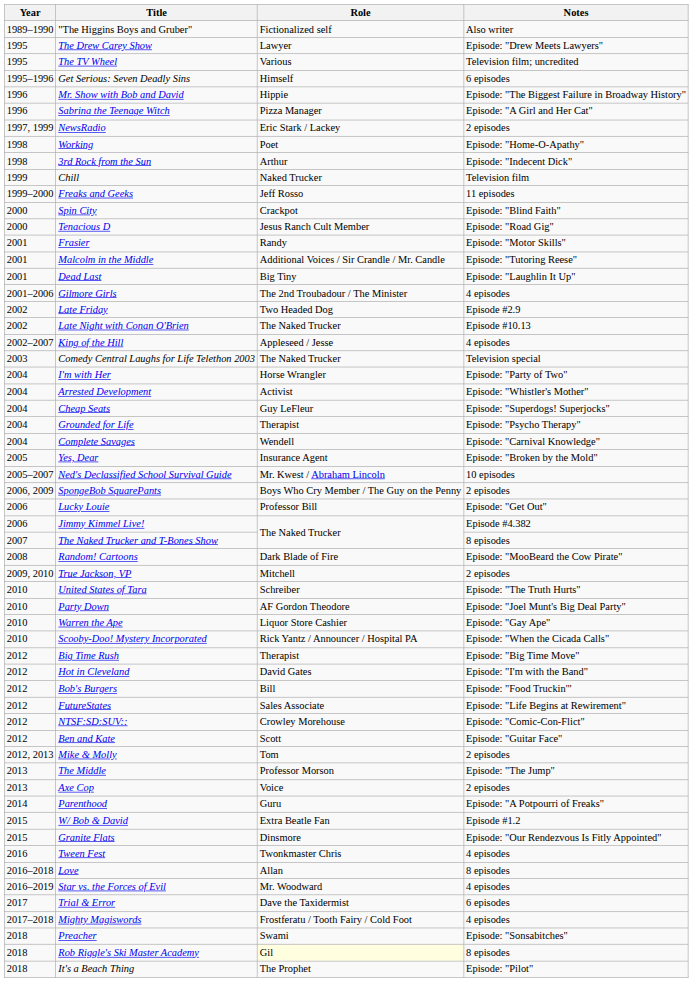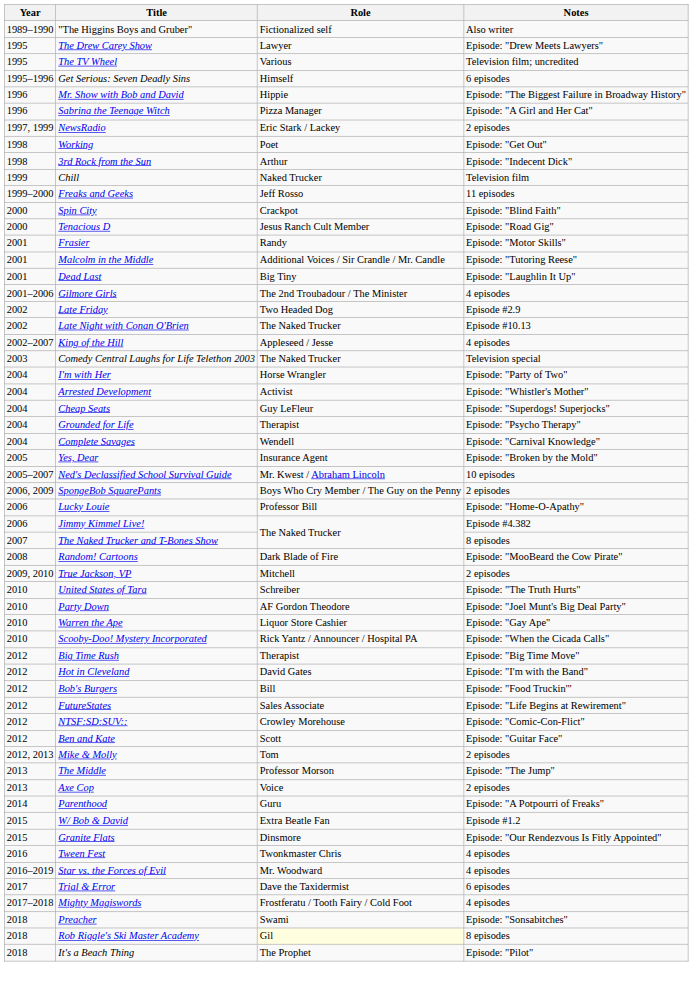(525, 144) Episode: "Home-O-Apathy" -> (506, 144) Episode: "Get Out"
(506, 507) Episode: "Get Out" -> (525, 507) Episode: "Home-O-Apathy"
- row: (68, 870)
